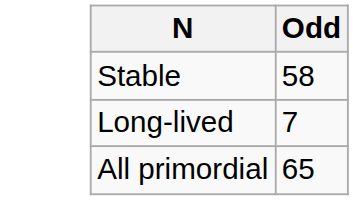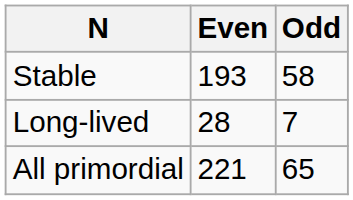+ column: (233, 28)
